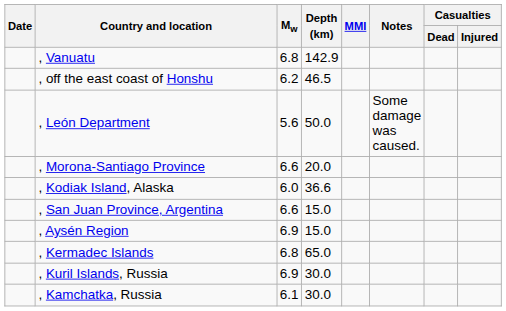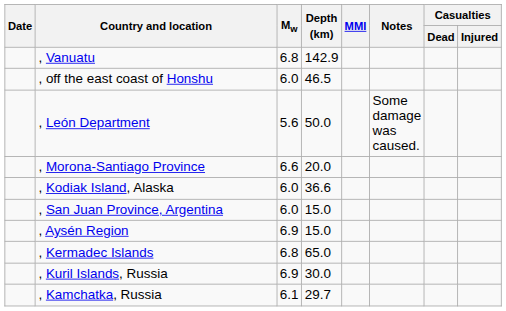(289, 79) 6.2 -> (289, 79) 6.0
(289, 209) 6.6 -> (289, 209) 6.0
(318, 294) 30.0 -> (318, 294) 29.7
